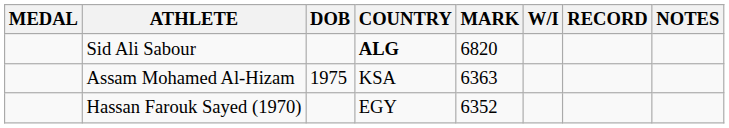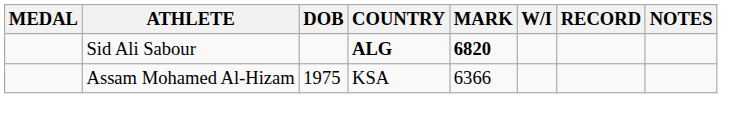(479, 48) normal -> (472, 48) bold
(479, 78) 6363 -> (472, 78) 6366
- row: (194, 107)
